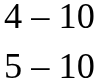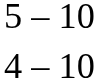rows swapped: (49, 15) <-> (49, 65)
